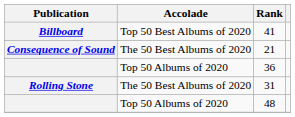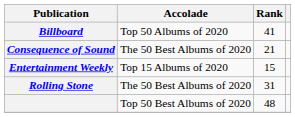(186, 31) Top 50 Best Albums of 2020 -> (174, 31) Top 50 Albums of 2020
+ row: (270, 67)
- row: (270, 67)
(174, 103) Top 50 Albums of 2020 -> (186, 103) Top 50 Best Albums of 2020
